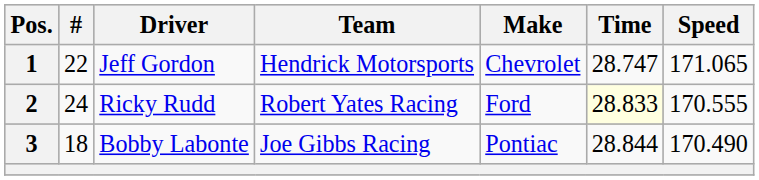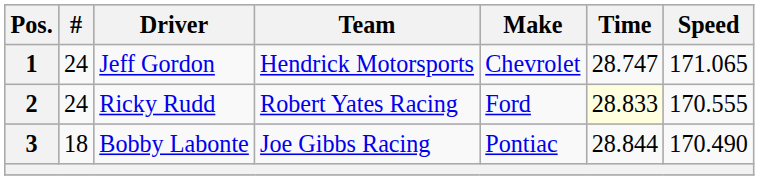(76, 64) 22 -> (76, 64) 24
